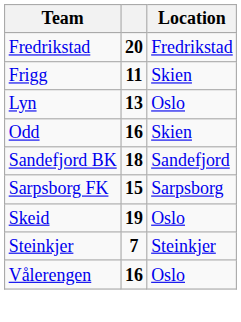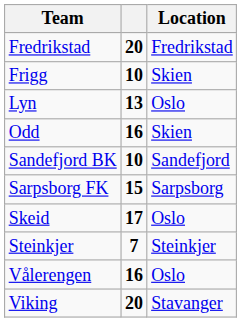(134, 75) 11 -> (134, 75) 10
(134, 160) 18 -> (134, 160) 10
(134, 217) 19 -> (134, 217) 17
+ row: (33, 302)
